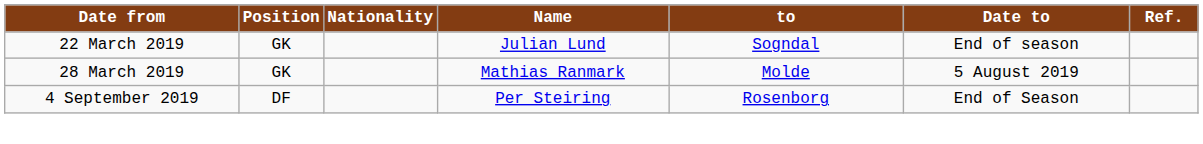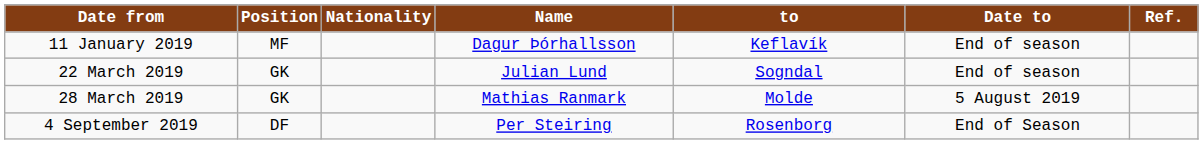+ row: (121, 45)
